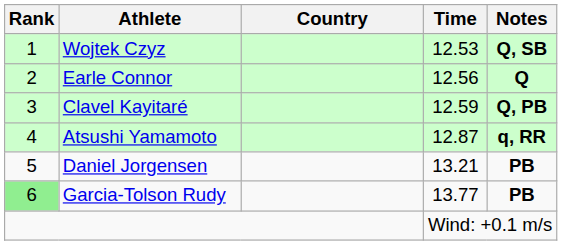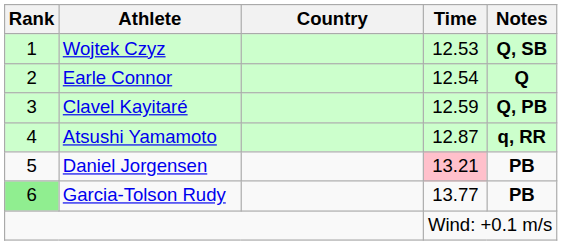(455, 78) 12.56 -> (455, 78) 12.54
(455, 166) no background -> (455, 166) pink background
